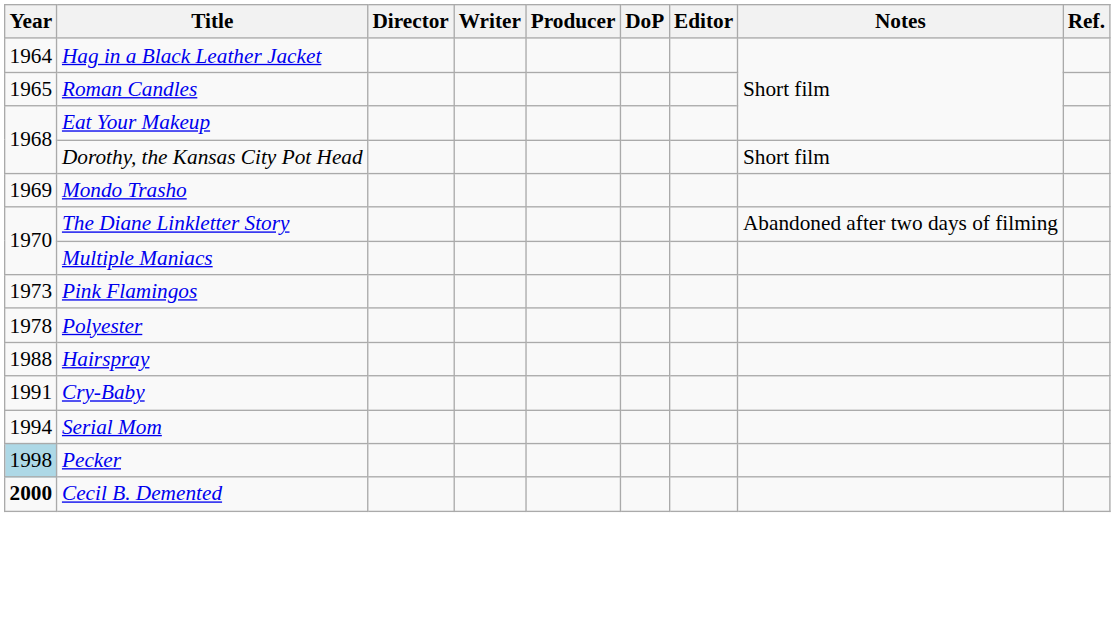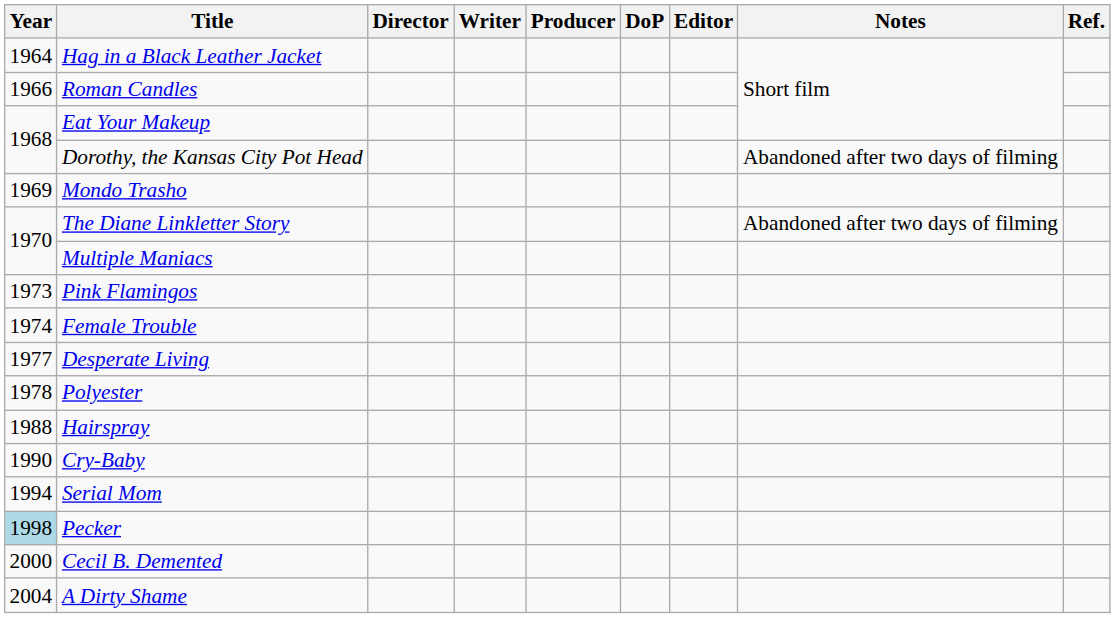(31, 88) 1965 -> (31, 88) 1966
(786, 156) Short film -> (900, 156) Abandoned after two days of filming
+ row: (129, 325)
+ row: (136, 358)
(31, 392) 1991 -> (31, 460) 1990
(31, 493) bold -> (31, 561) normal
+ row: (124, 595)
